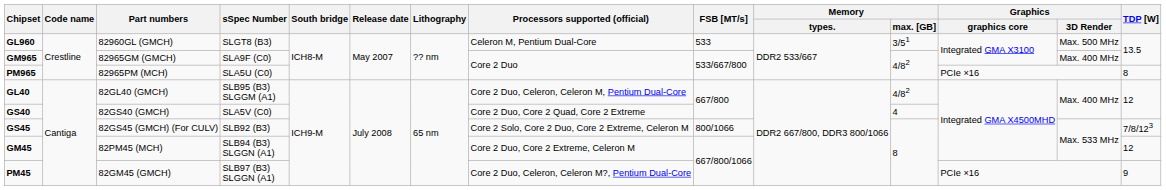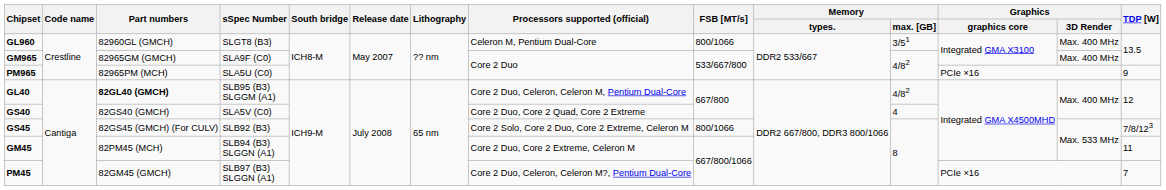(703, 42) 533 -> (715, 42) 800/1066
(1089, 42) Max. 500 MHz -> (1089, 42) Max. 400 MHz
(1126, 73) 8 -> (1126, 73) 9
(133, 92) normal -> (134, 92) bold
(1128, 149) 12 -> (1128, 149) 11
(1126, 173) 9 -> (1126, 173) 7
